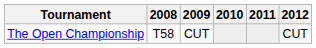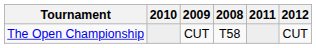columns swapped: (163, 14) <-> (230, 14)
